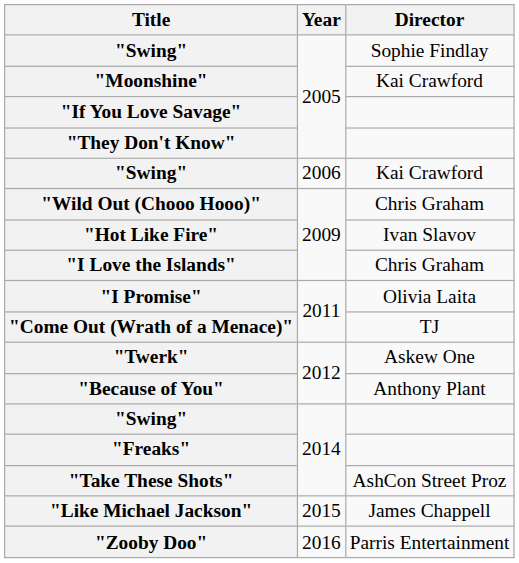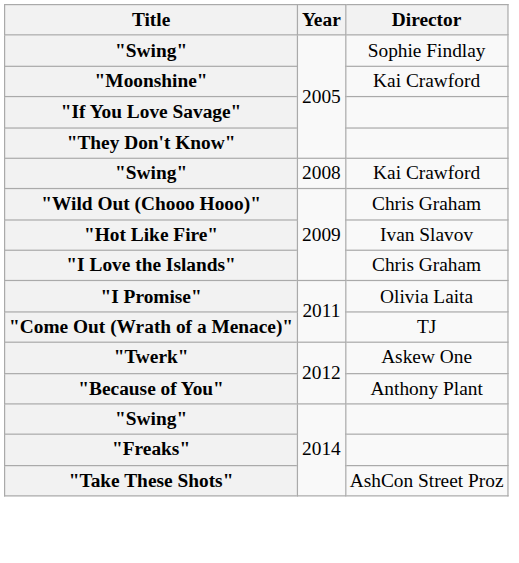(321, 173) 2006 -> (321, 173) 2008
- row: (151, 511)
- row: (151, 541)
